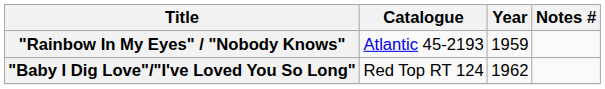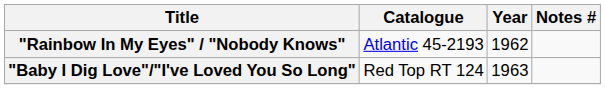(510, 44) 1959 -> (510, 44) 1962
(510, 70) 1962 -> (510, 70) 1963
